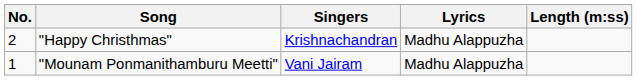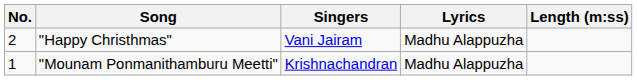(341, 40) Krishnachandran -> (323, 40) Vani Jairam
(323, 64) Vani Jairam -> (341, 64) Krishnachandran
